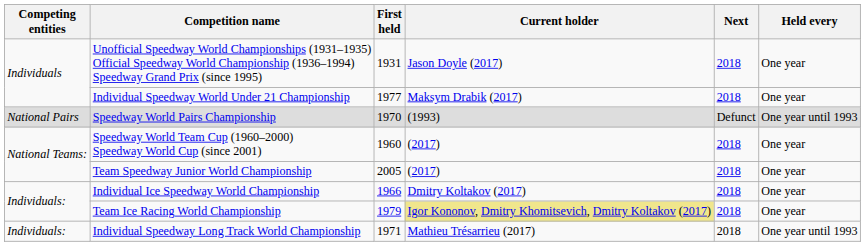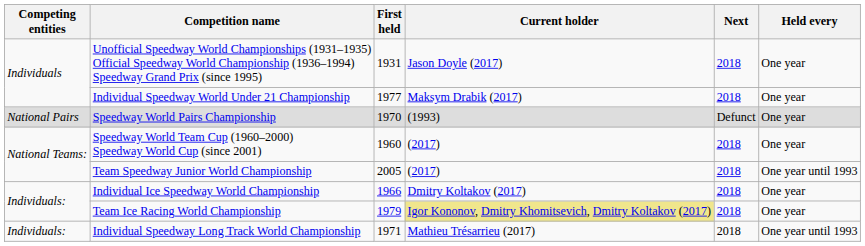(809, 117) One year until 1993 -> (783, 117) One year
(783, 171) One year -> (809, 171) One year until 1993
